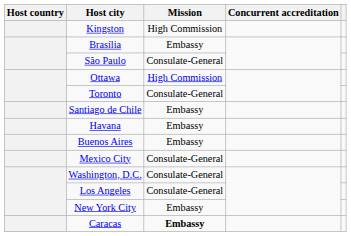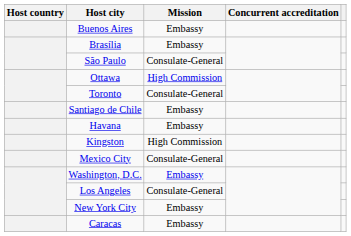rows swapped: (105, 142) <-> (105, 28)
(185, 175) Consulate-General -> (185, 175) Embassy
(185, 223) bold -> (185, 223) normal
